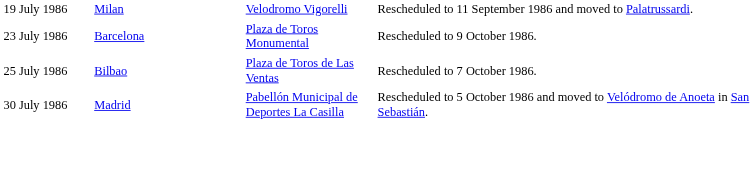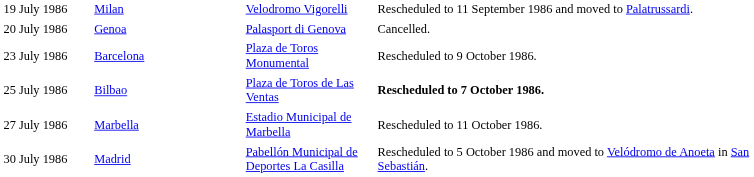+ row: (35, 28)
(457, 70) normal -> (461, 90) bold
+ row: (35, 124)
